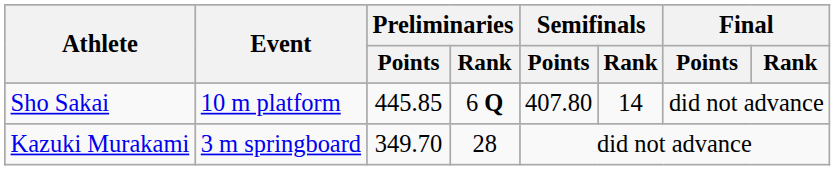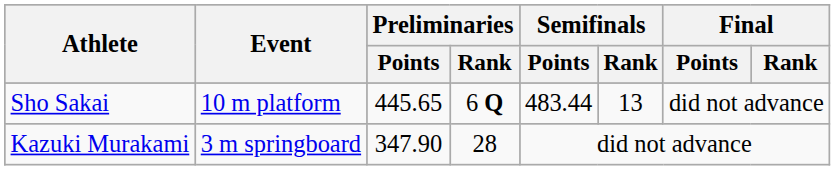(409, 103) 445.85 -> (409, 103) 445.65
(559, 103) 407.80 -> (559, 103) 483.44
(631, 103) 14 -> (631, 103) 13
(409, 144) 349.70 -> (409, 144) 347.90
